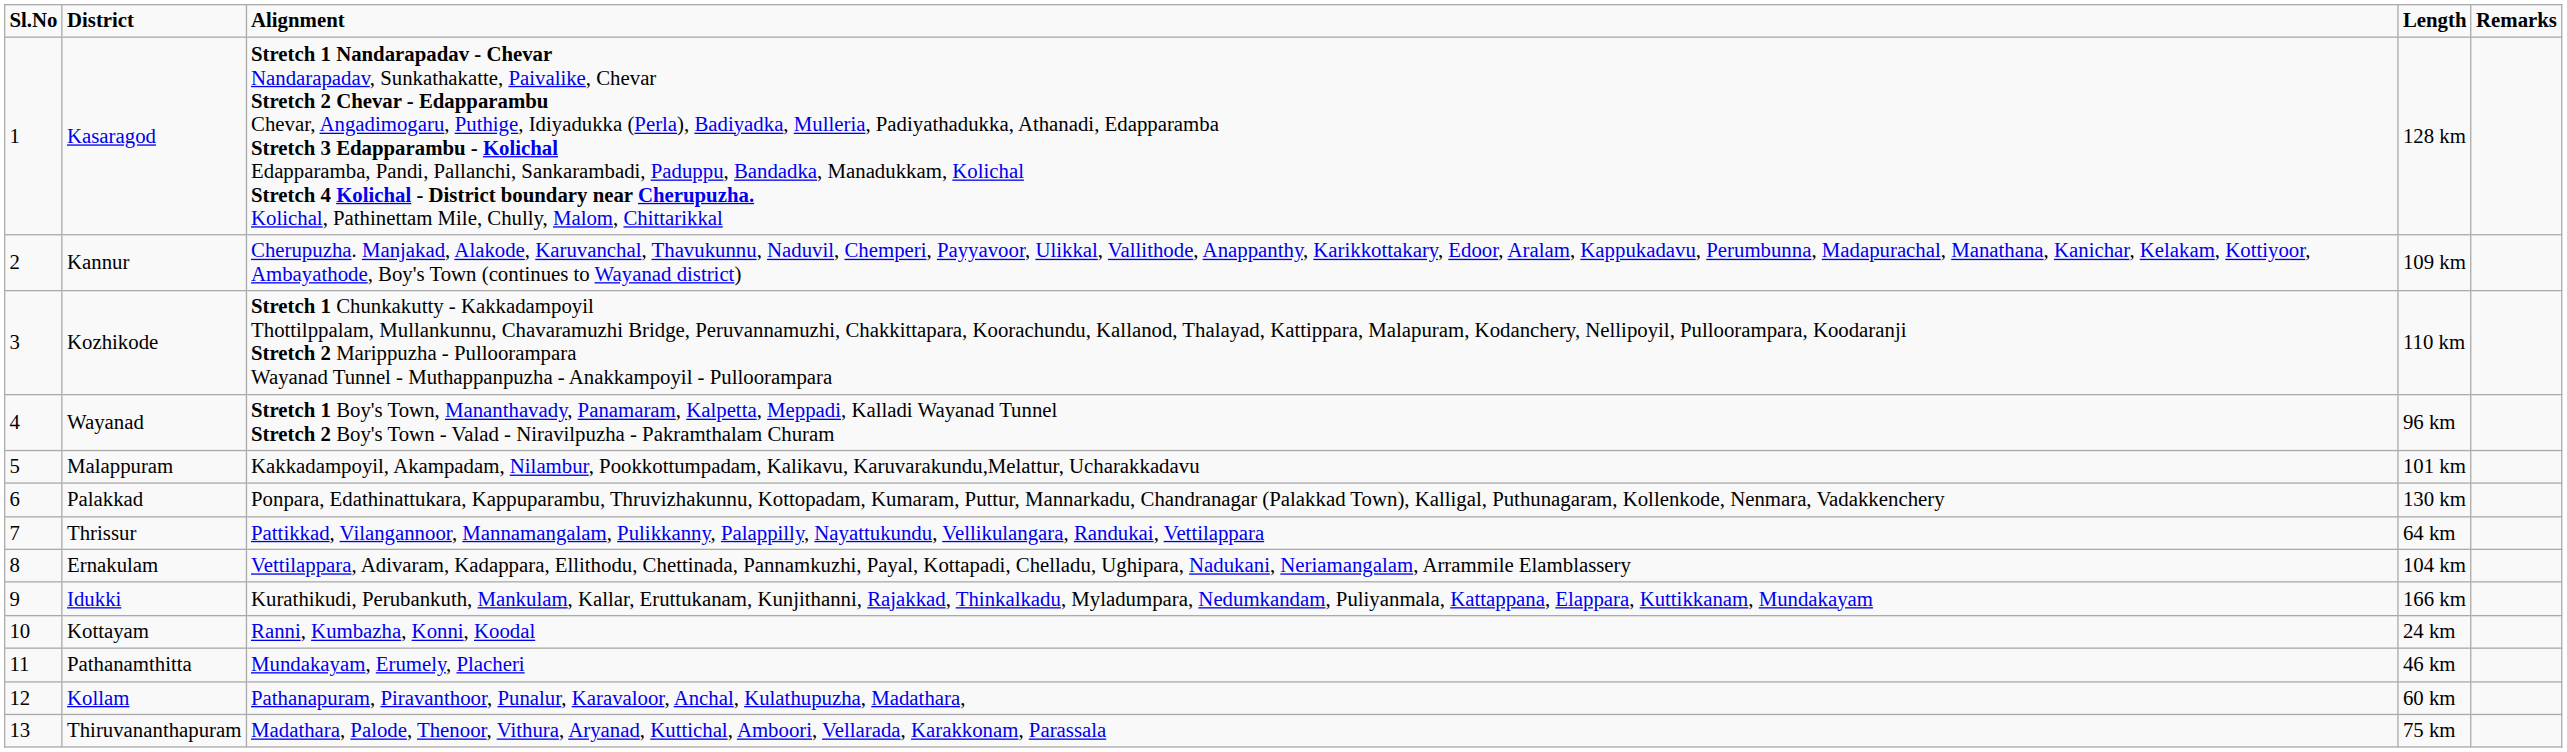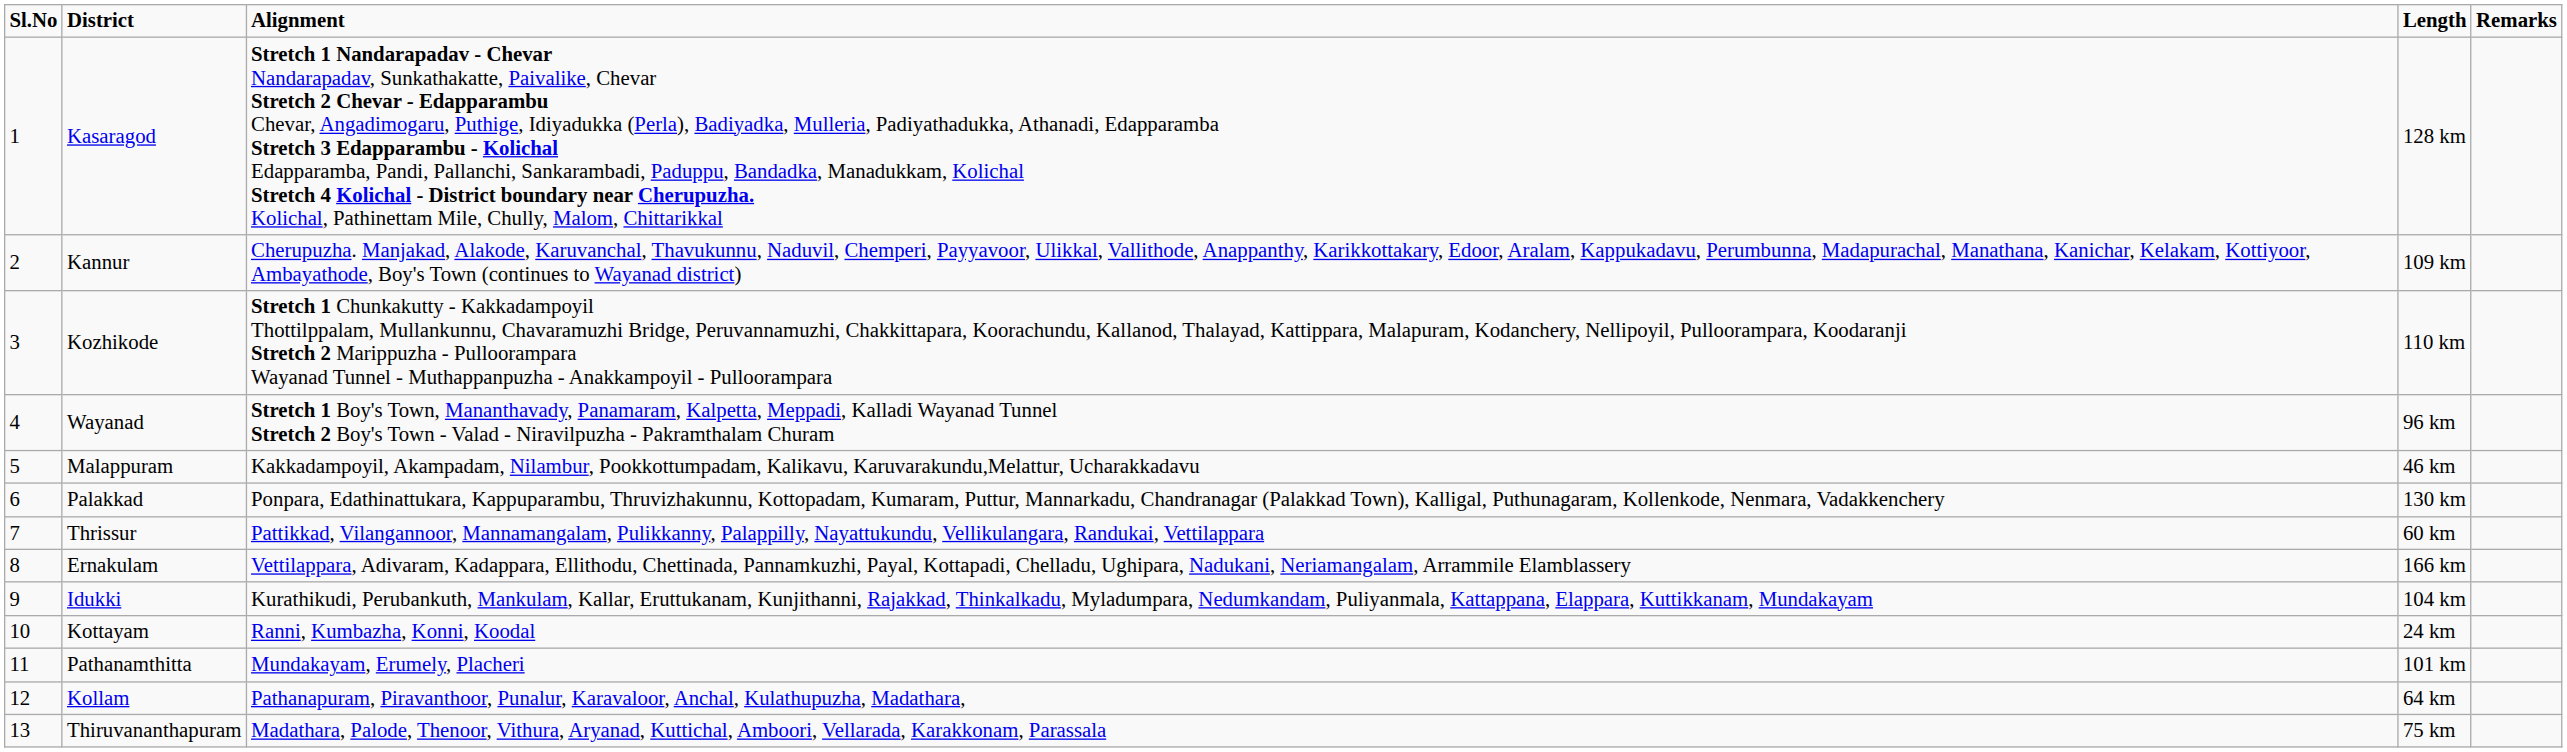(2434, 466) 101 km -> (2429, 466) 46 km
(2429, 532) 64 km -> (2429, 532) 60 km
(2434, 565) 104 km -> (2434, 565) 166 km
(2434, 598) 166 km -> (2434, 598) 104 km
(2429, 664) 46 km -> (2434, 664) 101 km
(2429, 697) 60 km -> (2429, 697) 64 km
